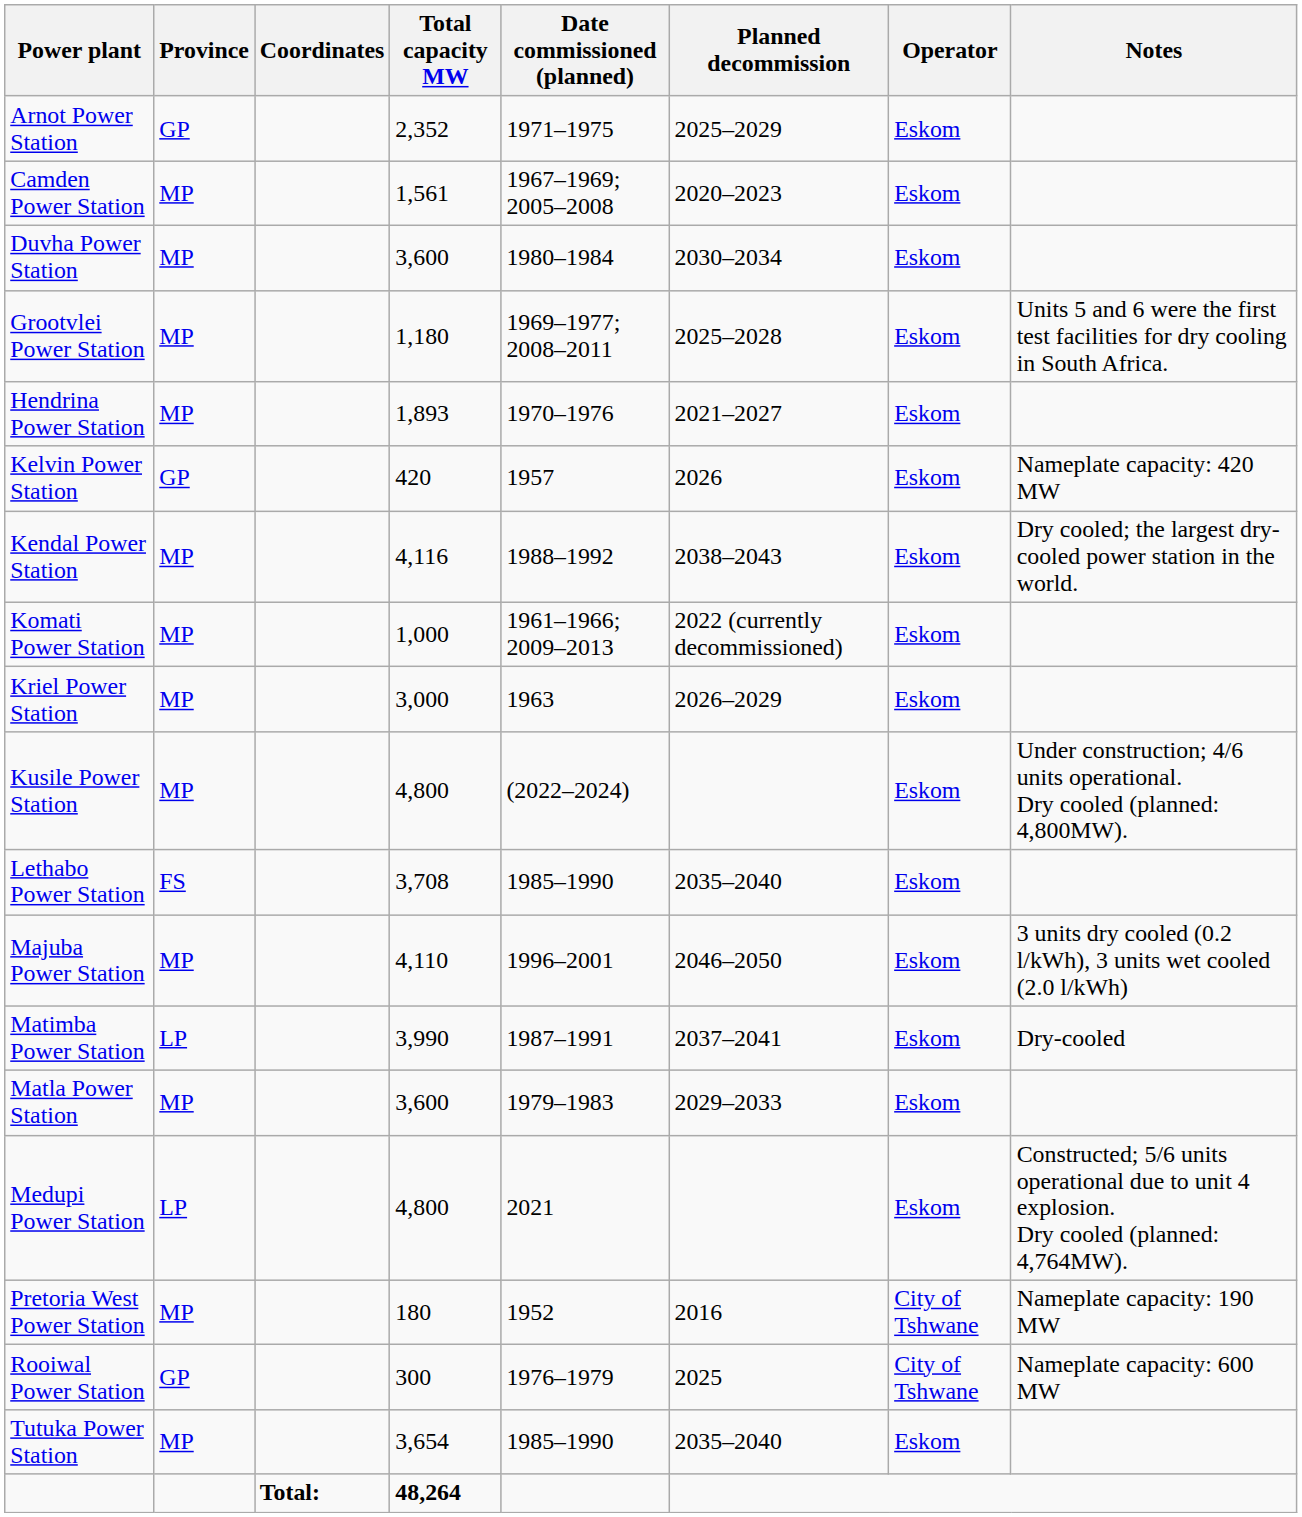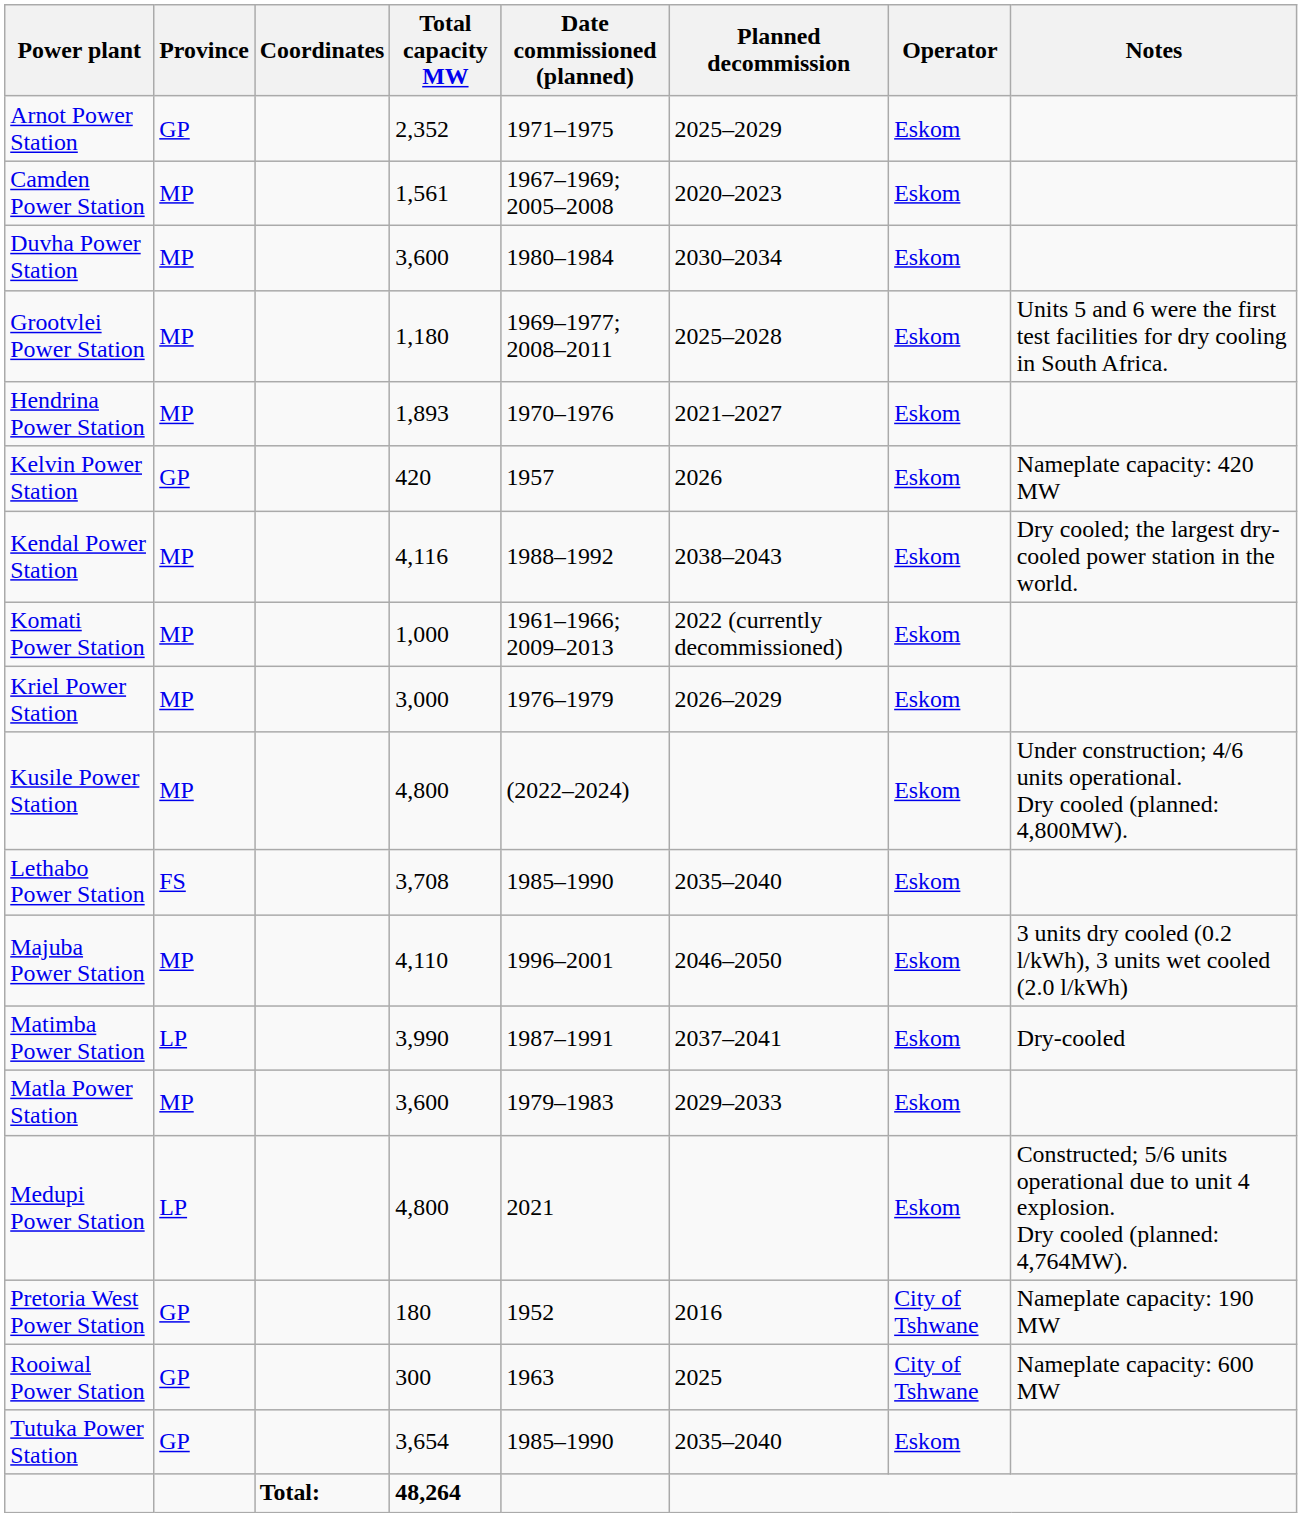(530, 698) 1963 -> (560, 698) 1976–1979
(176, 1312) MP -> (175, 1312) GP
(560, 1376) 1976–1979 -> (530, 1376) 1963
(176, 1441) MP -> (175, 1441) GP
